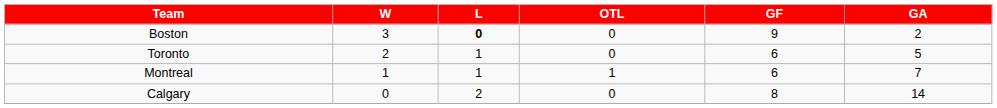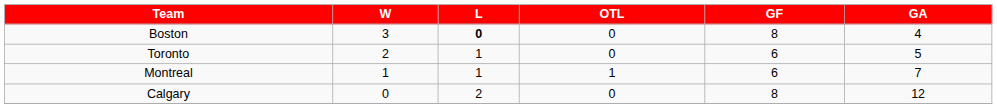(774, 34) 9 -> (774, 34) 8
(918, 34) 2 -> (918, 34) 4
(918, 93) 14 -> (918, 93) 12
